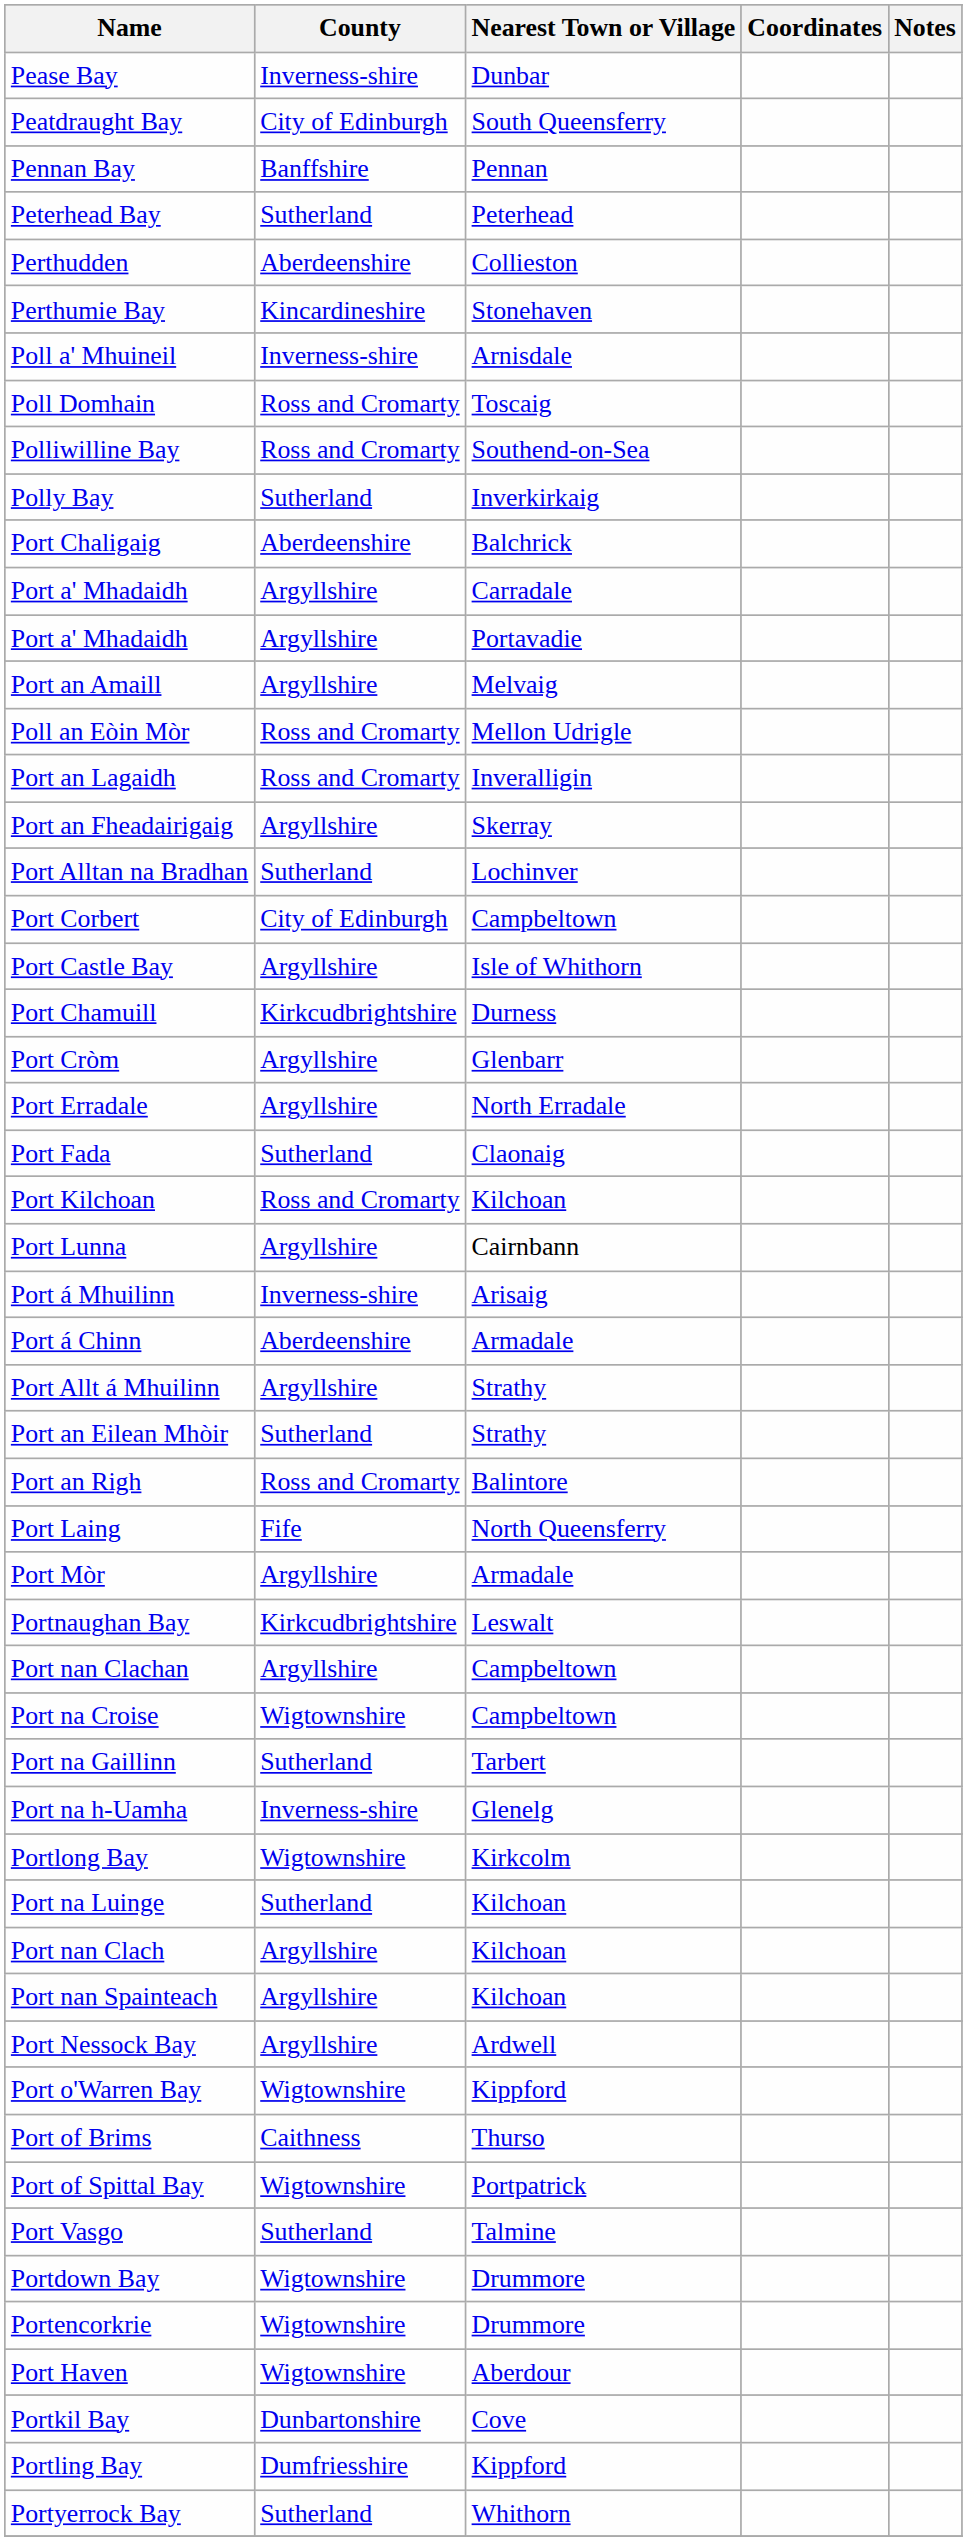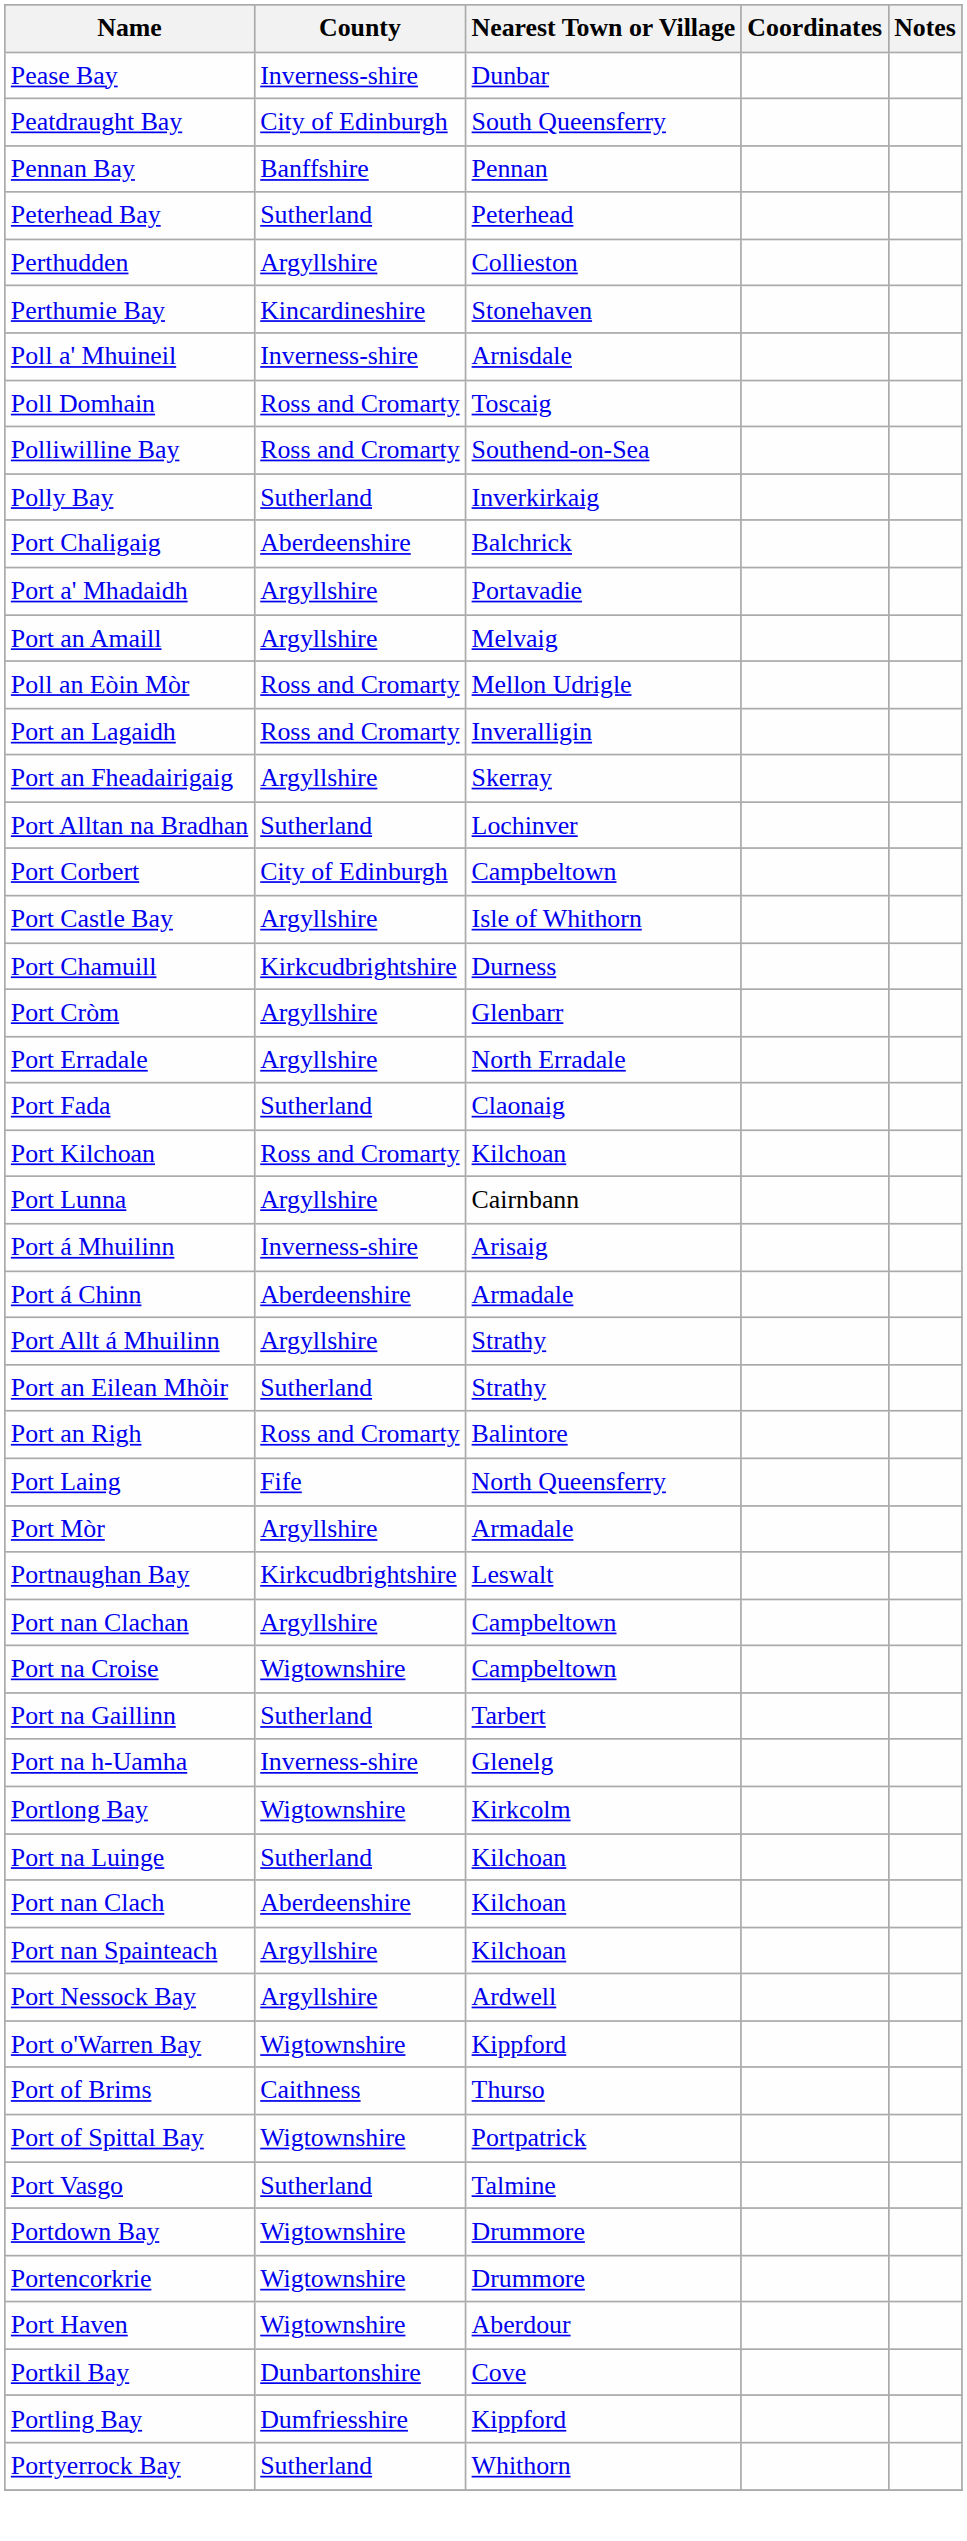(336, 262) Aberdeenshire -> (319, 262) Argyllshire
- row: (99, 590)
(319, 1949) Argyllshire -> (336, 1903) Aberdeenshire
